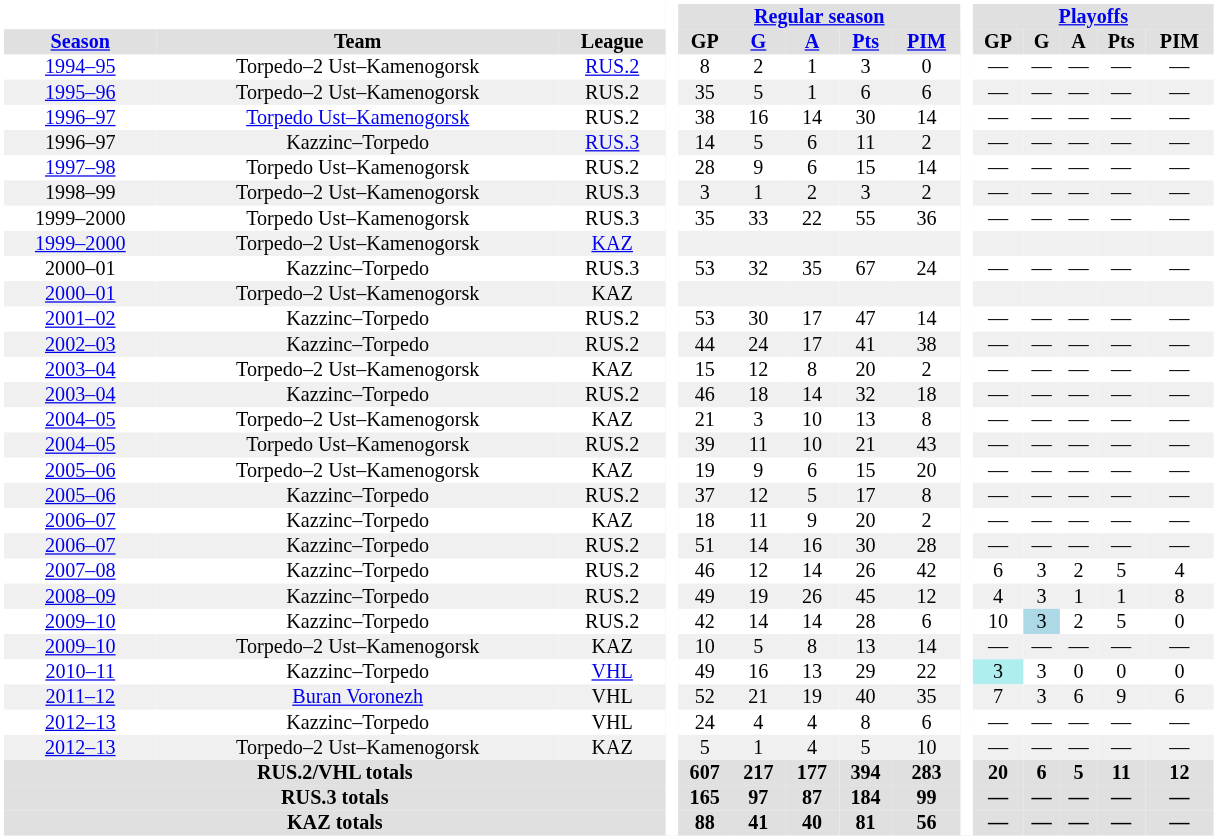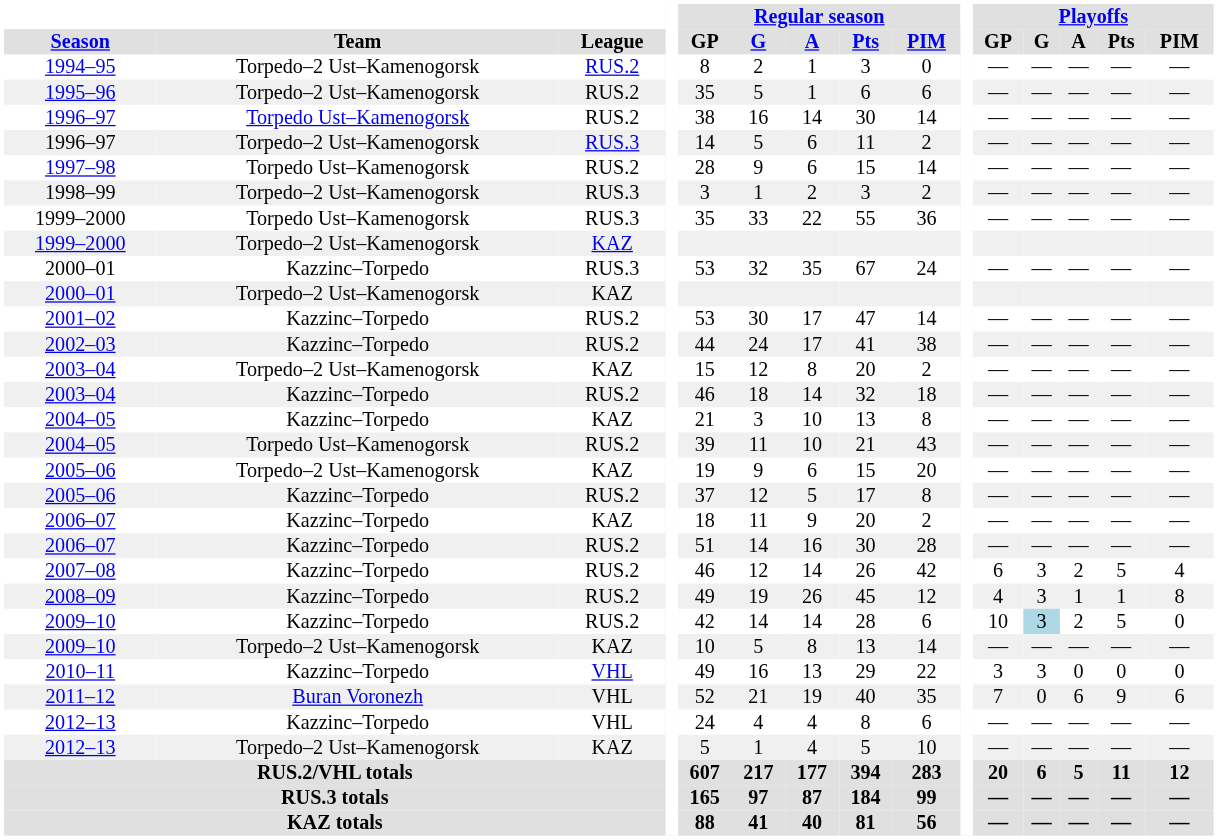(358, 142) Kazzinc–Torpedo -> (358, 142) Torpedo–2 Ust–Kamenogorsk
(358, 419) Torpedo–2 Ust–Kamenogorsk -> (358, 419) Kazzinc–Torpedo
(998, 671) paleturquoise background -> (998, 671) no background
(1041, 696) 3 -> (1041, 696) 0
